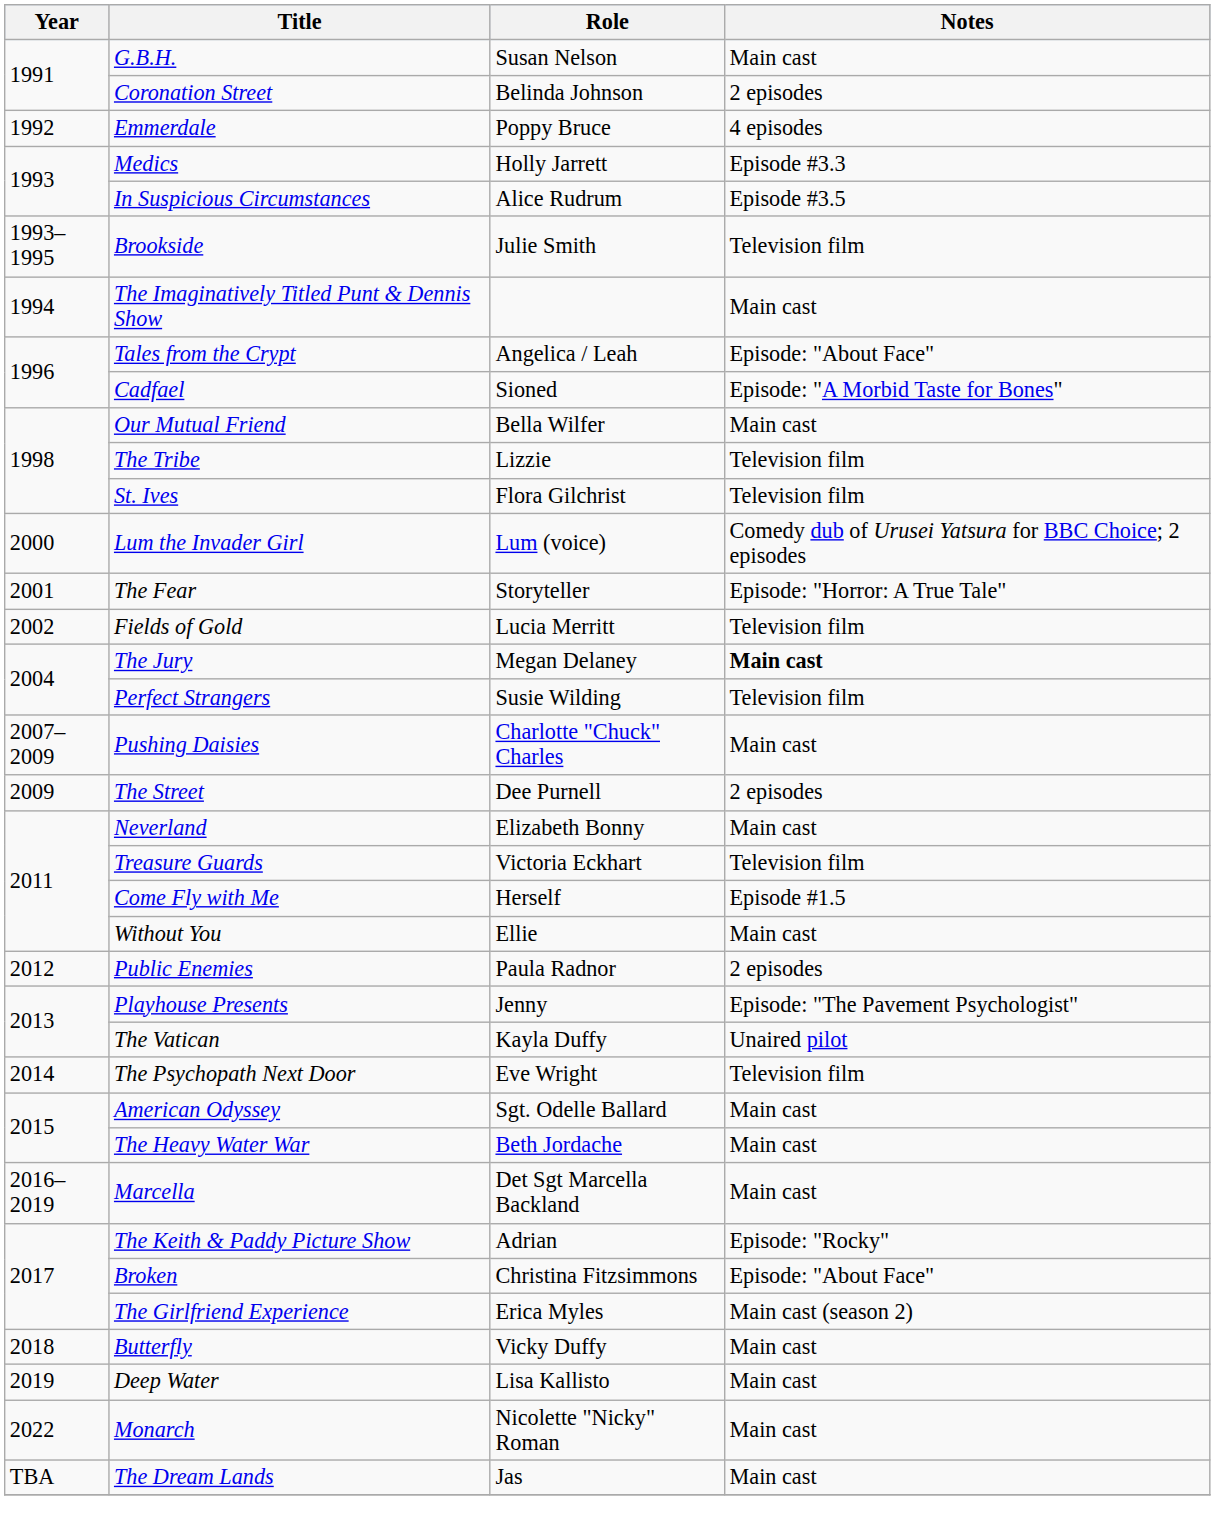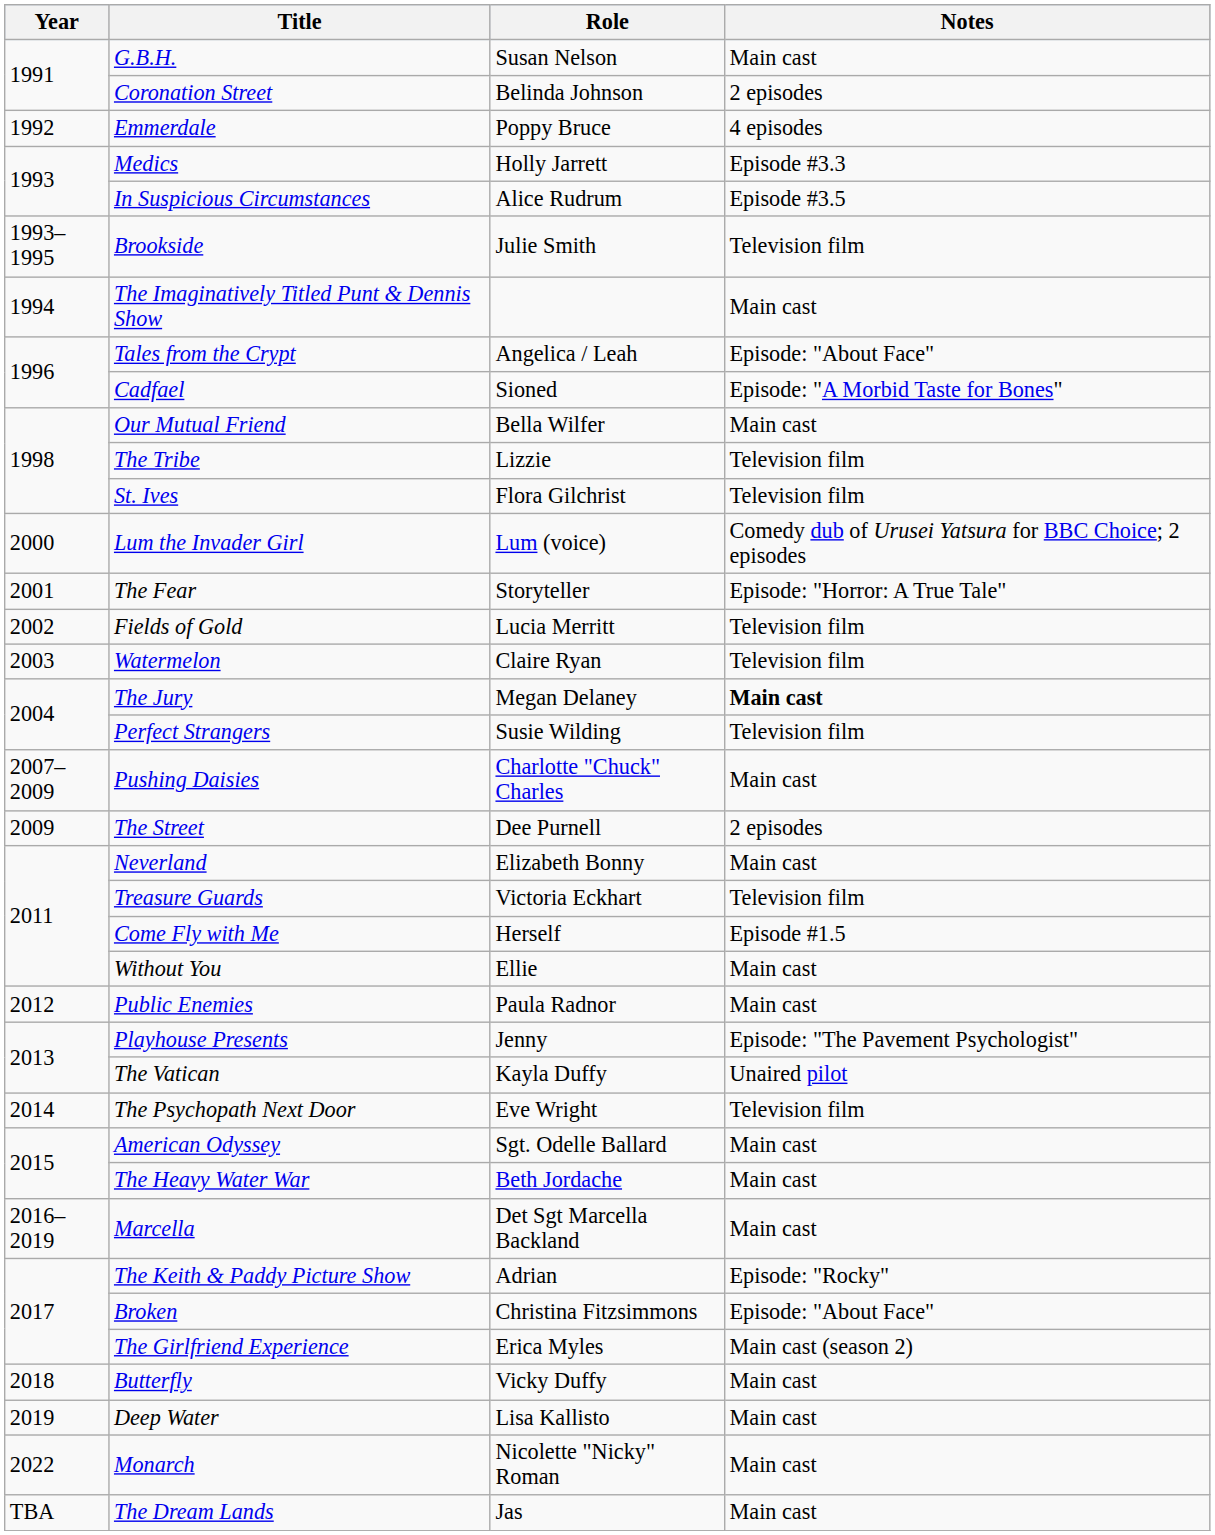+ row: (167, 661)
(776, 968) 2 episodes -> (773, 1003) Main cast
